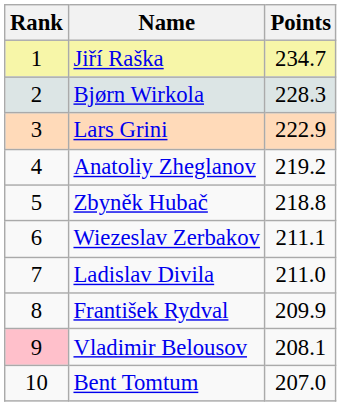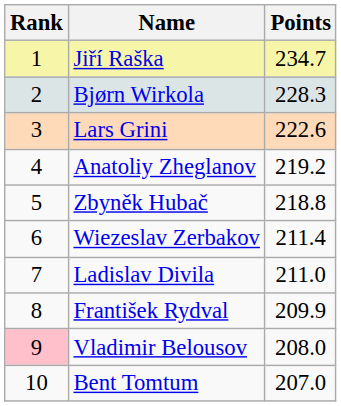(301, 130) 222.9 -> (301, 130) 222.6
(301, 238) 211.1 -> (301, 238) 211.4
(301, 346) 208.1 -> (301, 346) 208.0
